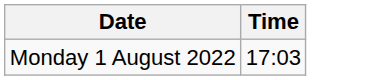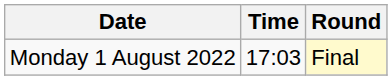+ column: (346, 22)
